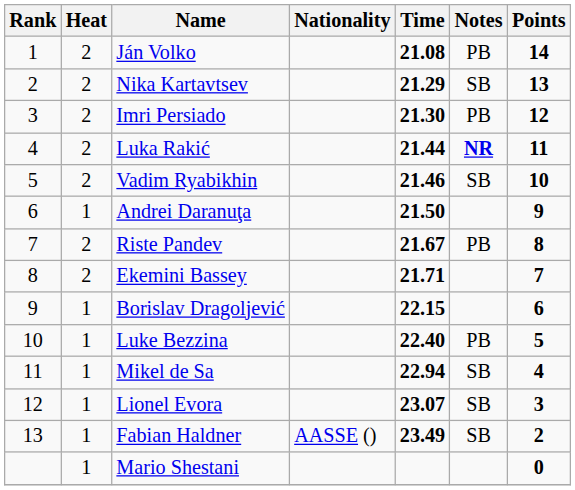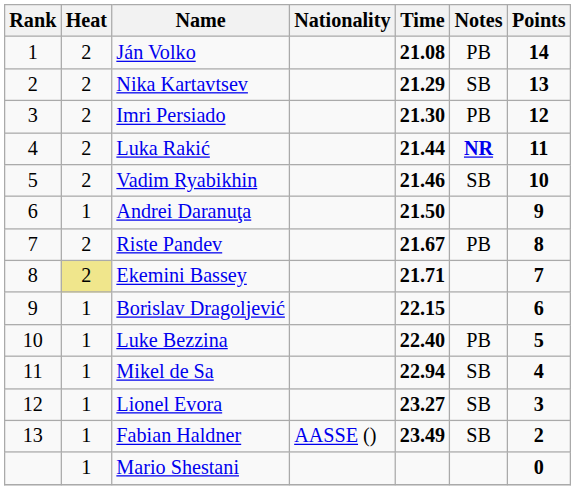(86, 276) no background -> (86, 276) khaki background
(422, 404) 23.07 -> (422, 404) 23.27
